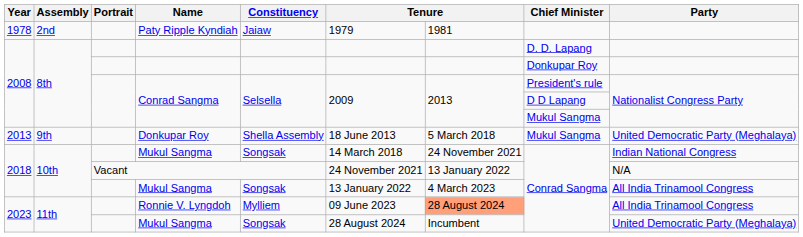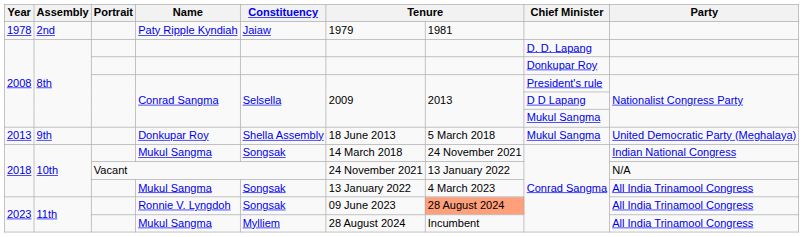(261, 205) Mylliem -> (264, 205) Songsak
(264, 223) Songsak -> (261, 223) Mylliem
(704, 223) United Democratic Party (Meghalaya) -> (683, 223) All India Trinamool Congress
